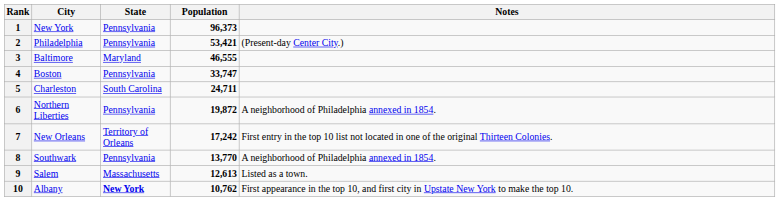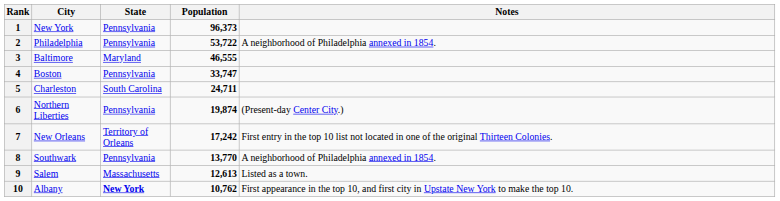(224, 43) 53,421 -> (224, 43) 53,722
(293, 43) (Present-day Center City.) -> (339, 43) A neighborhood of Philadelphia annexed in 1854.
(224, 110) 19,872 -> (224, 110) 19,874
(339, 110) A neighborhood of Philadelphia annexed in 1854. -> (293, 110) (Present-day Center City.)
